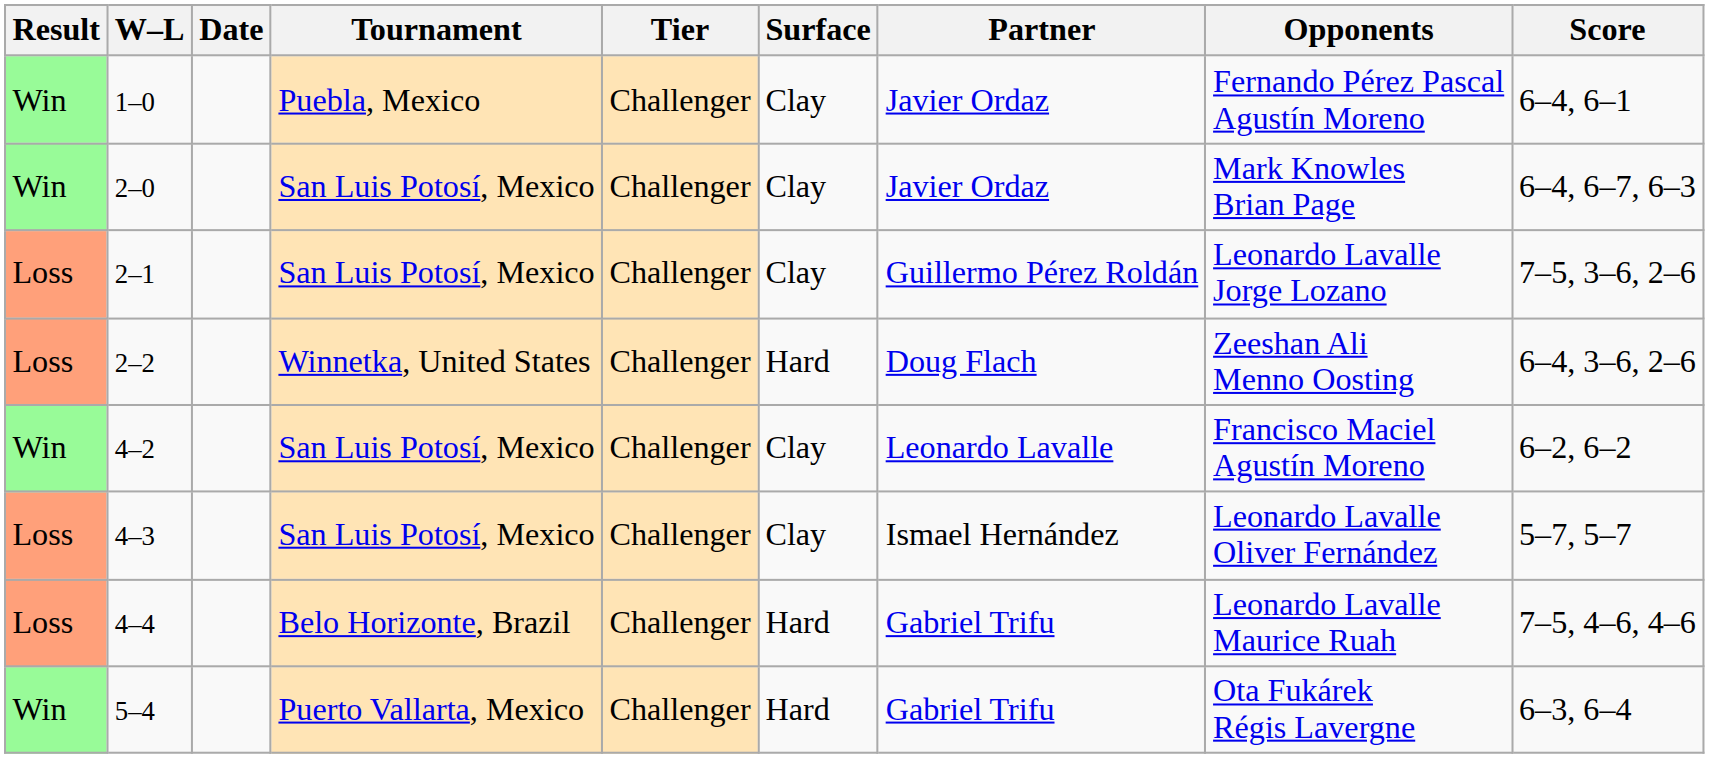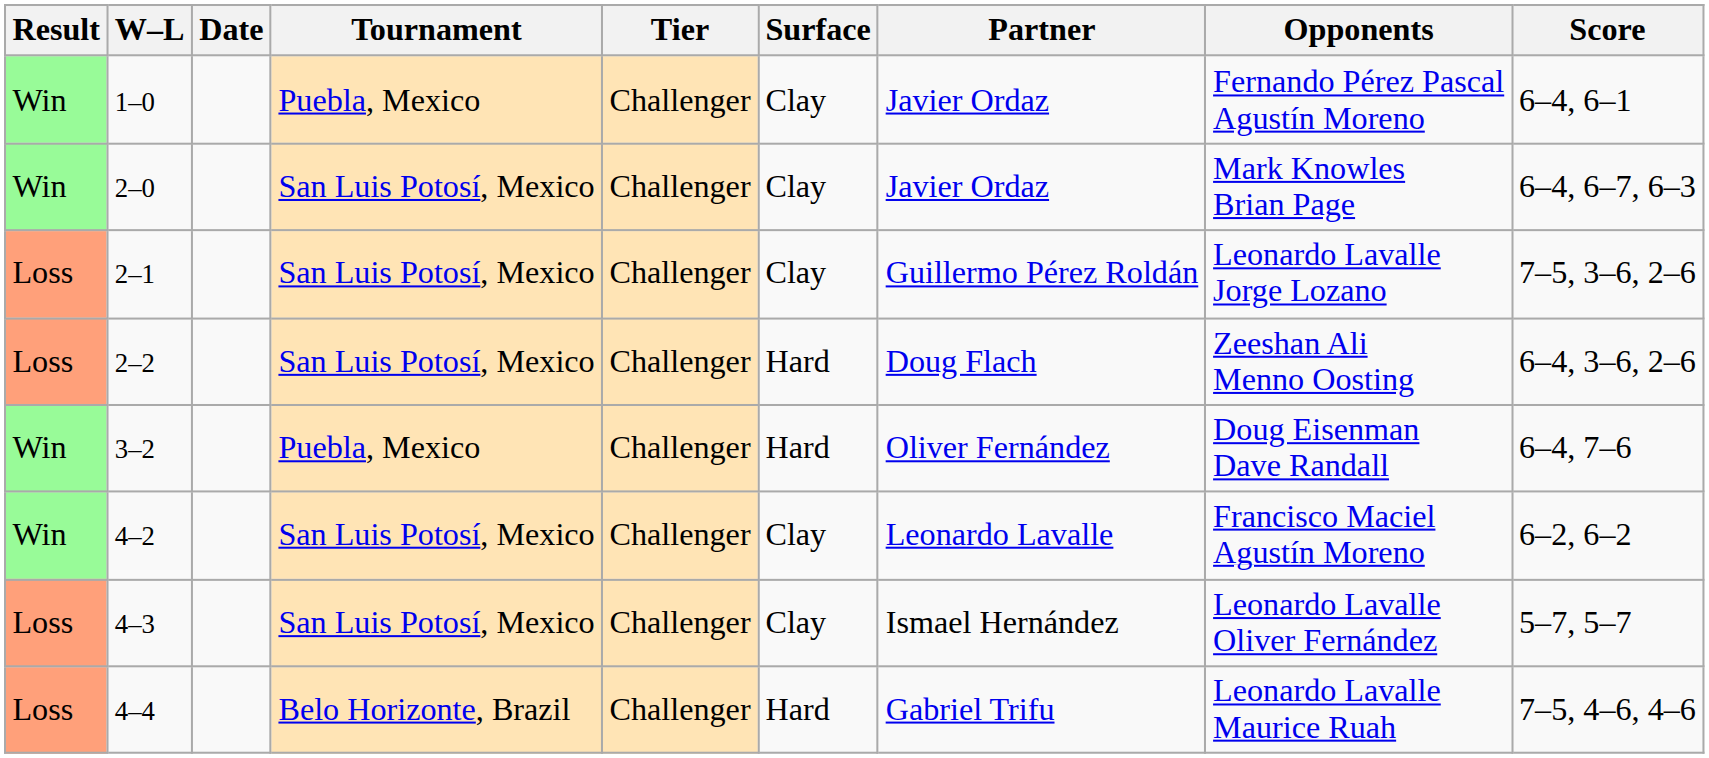(435, 360) Winnetka, United States -> (437, 360) San Luis Potosí, Mexico
+ row: (135, 449)
- row: (135, 711)
